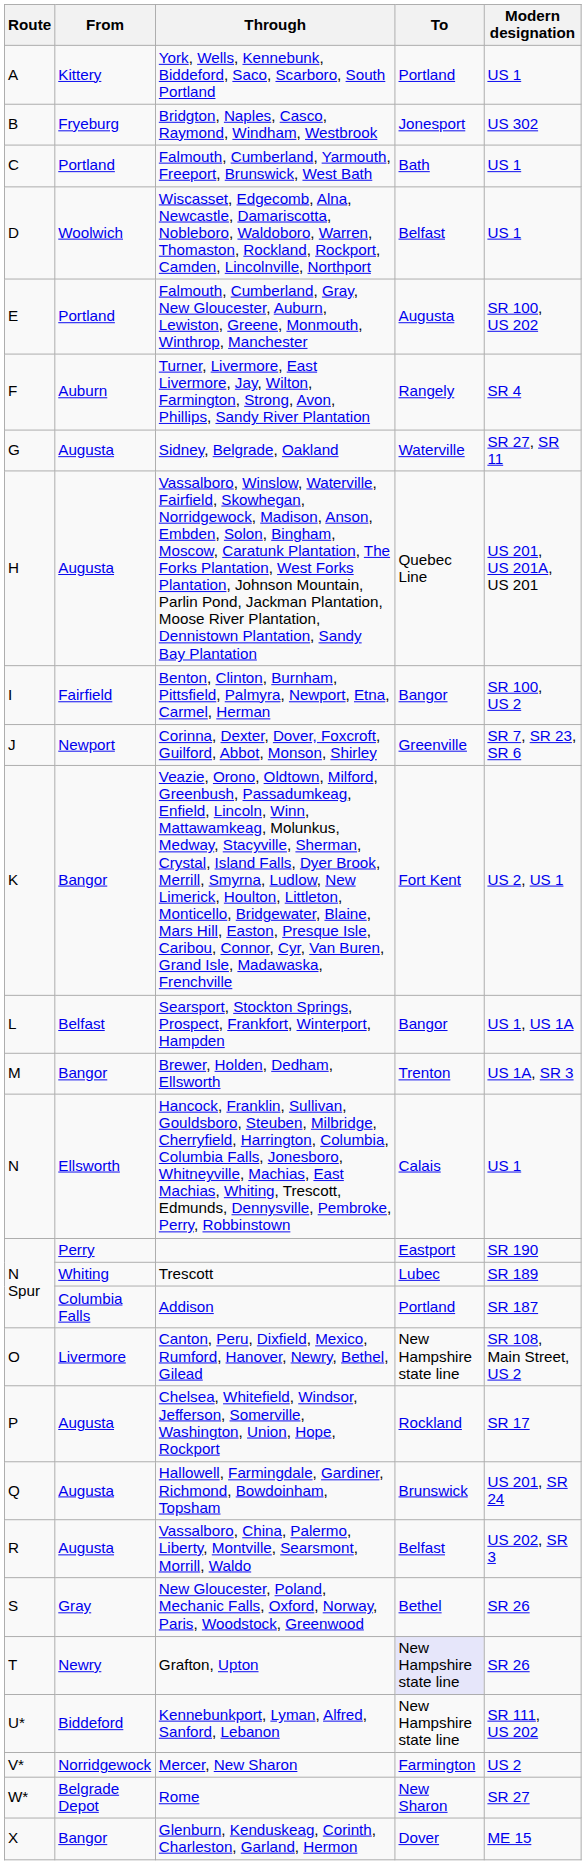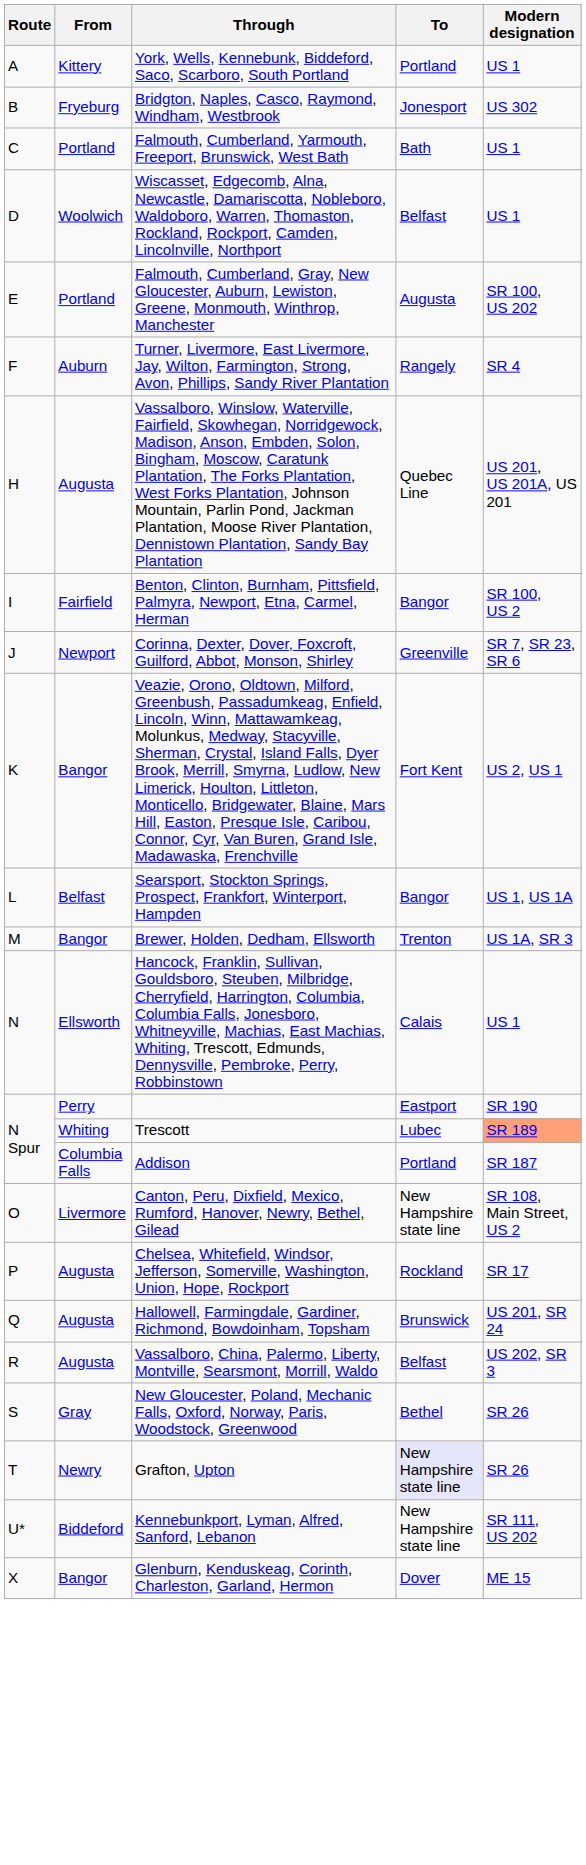- row: (249, 450)
(513, 1274) no background -> (512, 1130) lightsalmon background
- row: (228, 1764)
- row: (179, 1797)
